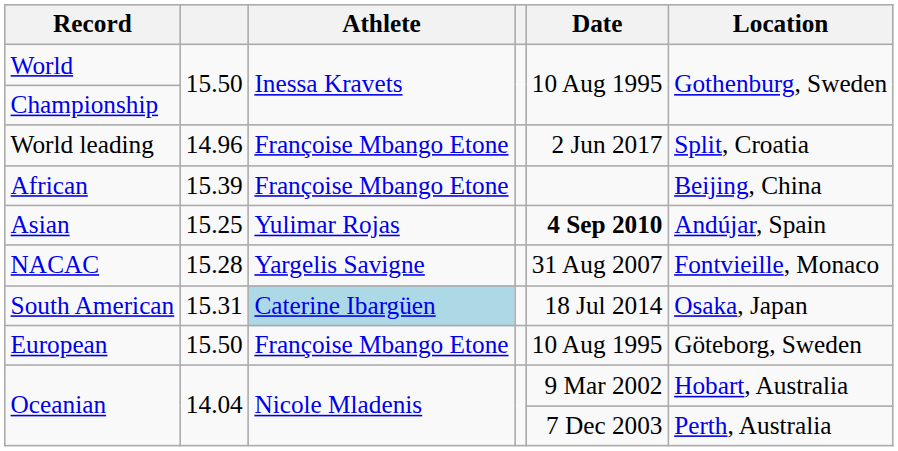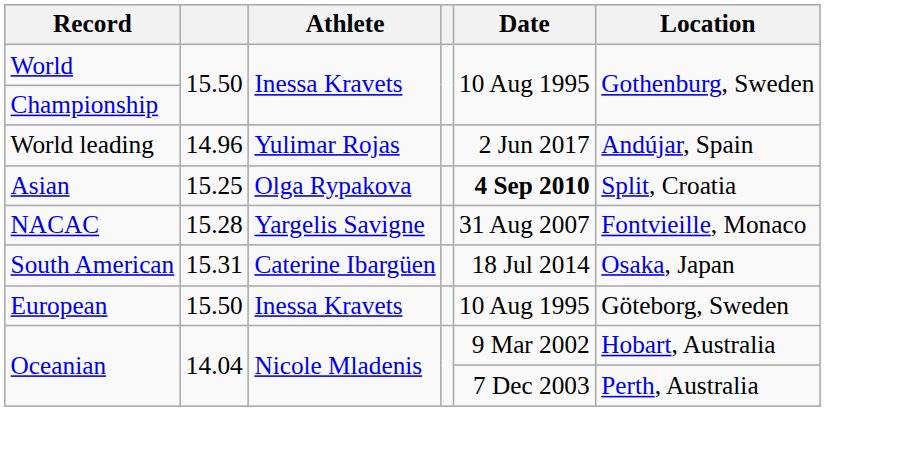(381, 144) Françoise Mbango Etone -> (327, 144) Yulimar Rojas
(742, 144) Split, Croatia -> (677, 144) Andújar, Spain
- row: (49, 184)
(327, 225) Yulimar Rojas -> (333, 184) Olga Rypakova
(750, 225) Andújar, Spain -> (669, 184) Split, Croatia
(345, 305) lightblue background -> (345, 265) no background
(381, 345) Françoise Mbango Etone -> (328, 305) Inessa Kravets
